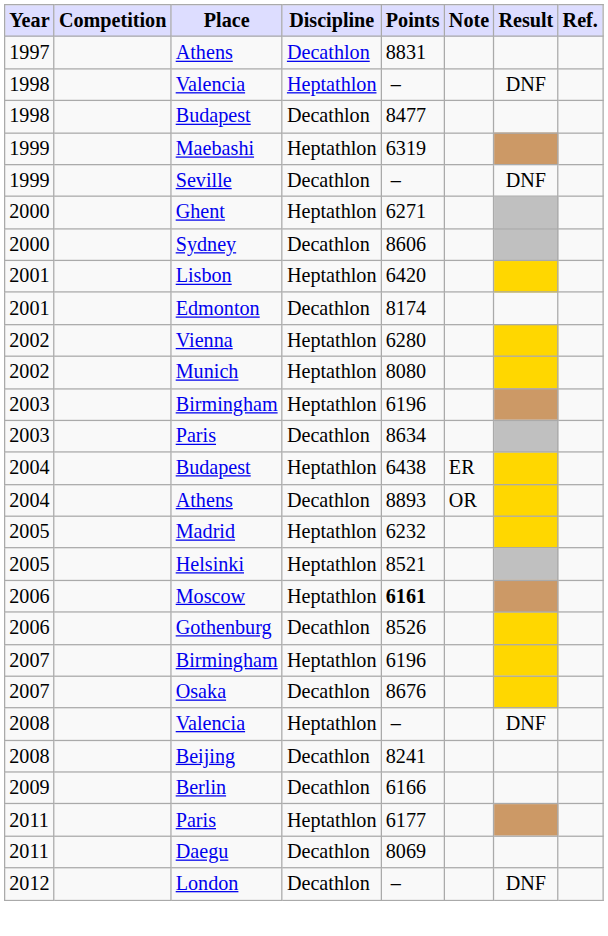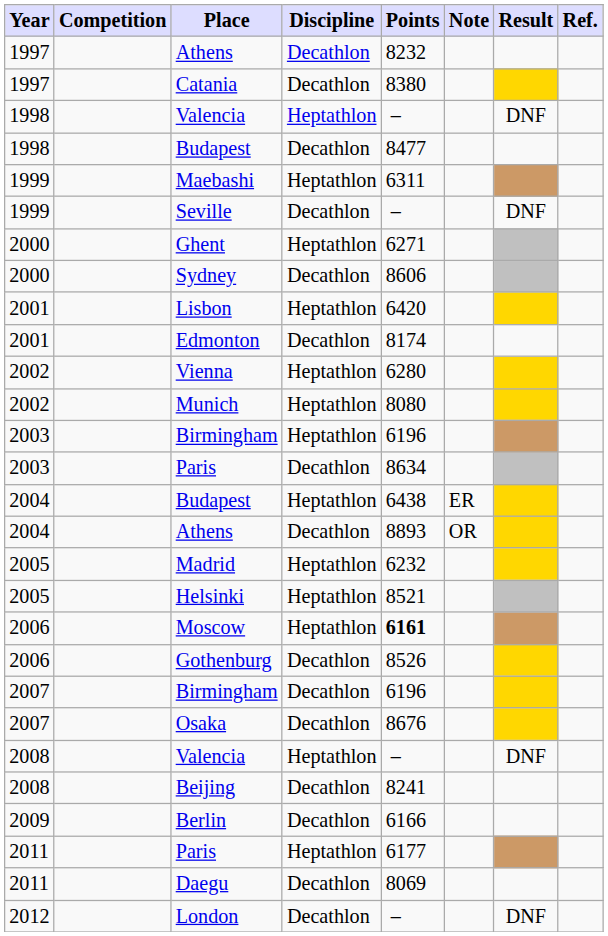(406, 52) 8831 -> (406, 52) 8232
+ row: (29, 84)
(406, 148) 6319 -> (406, 180) 6311
(332, 659) Heptathlon -> (328, 691) Decathlon
